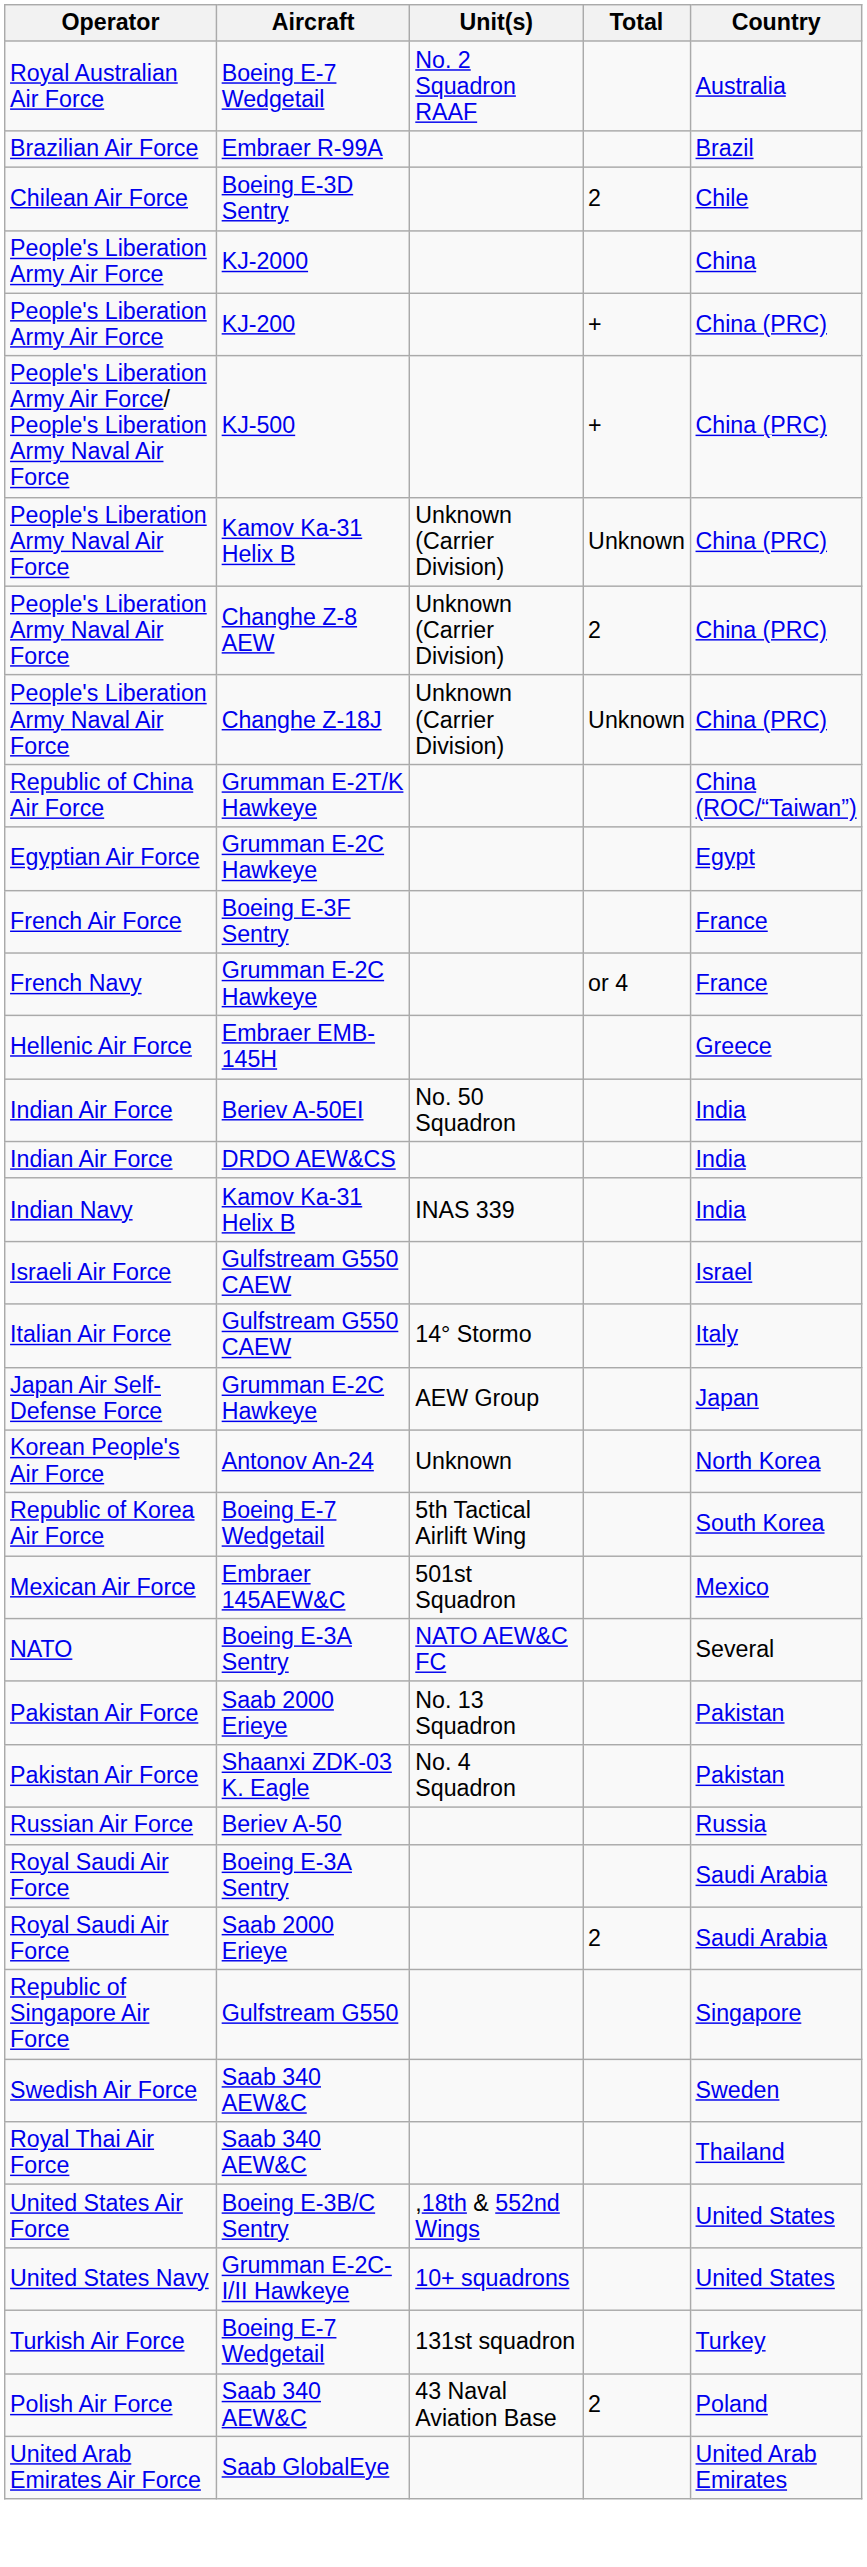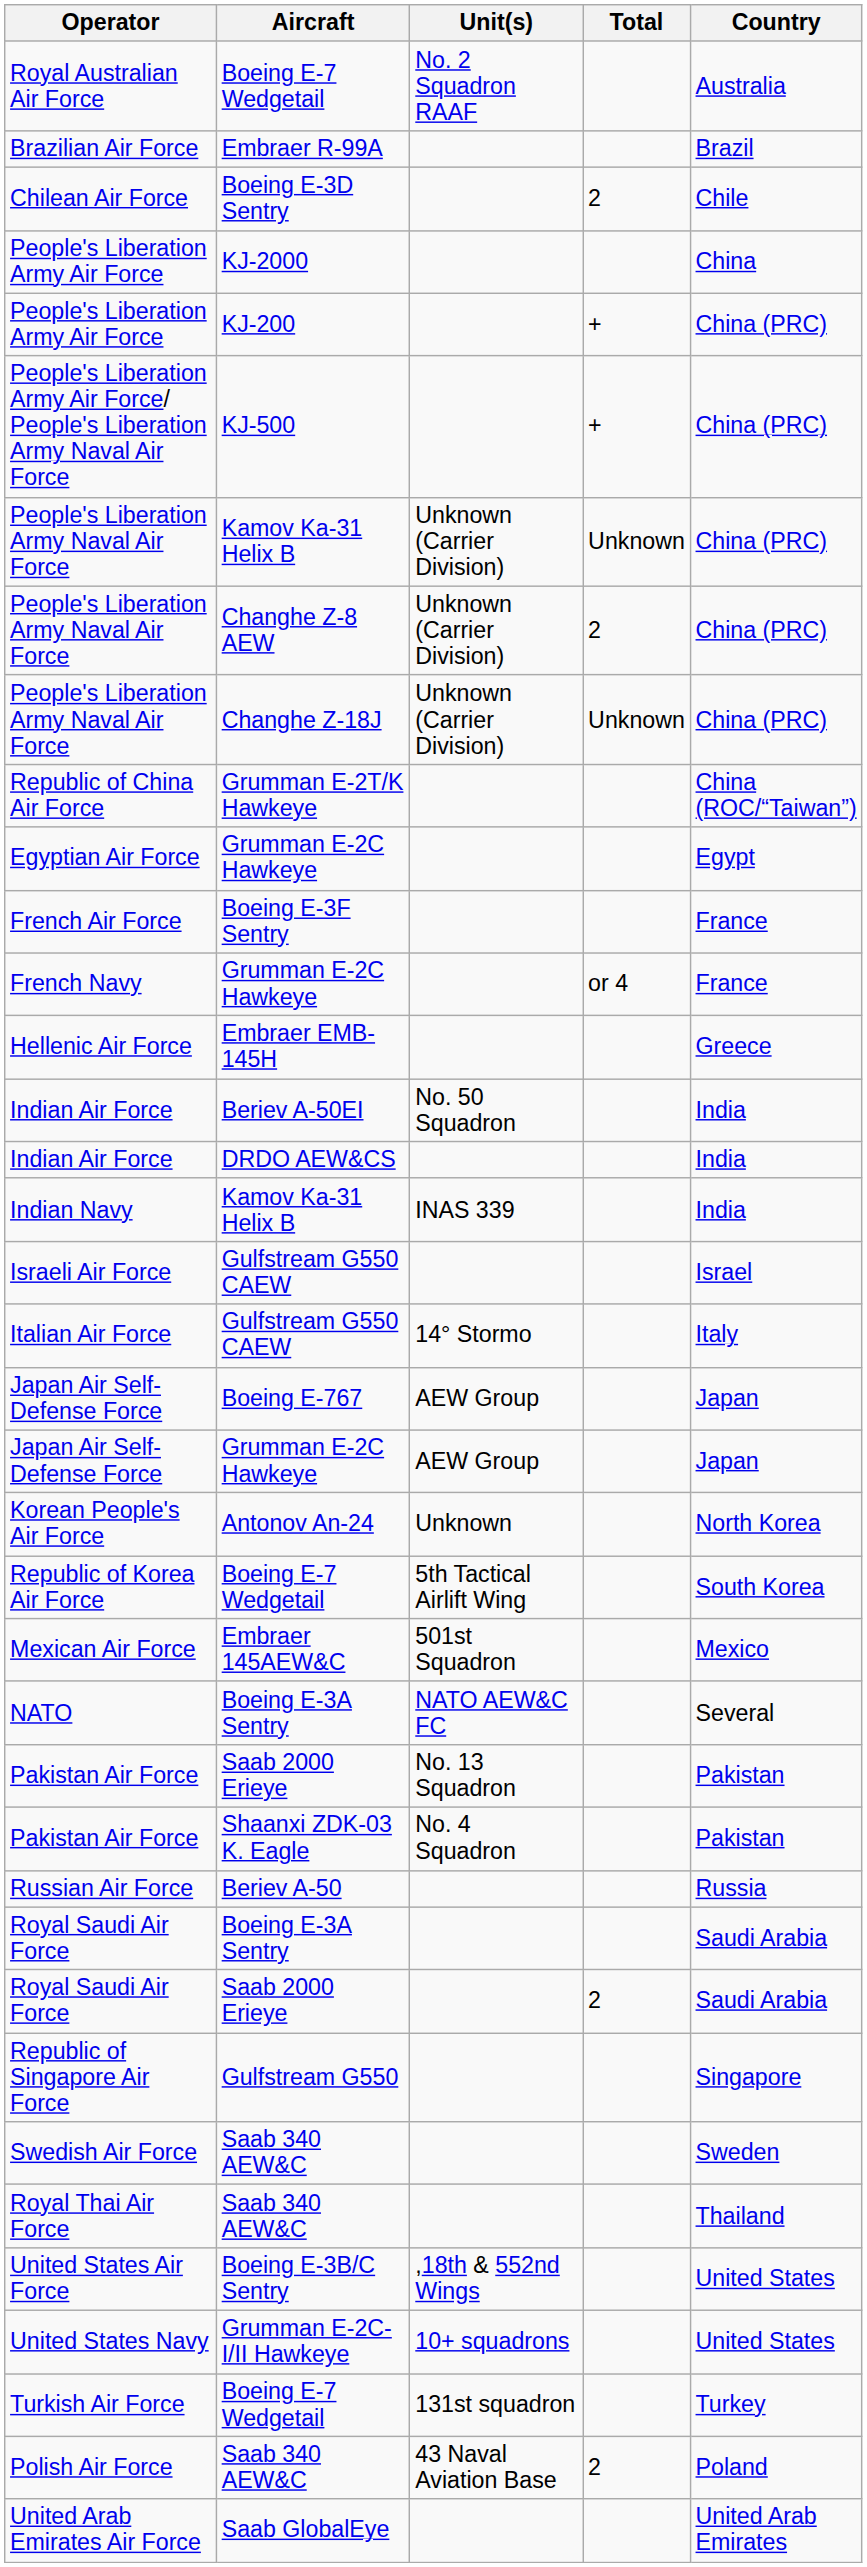+ row: (86, 1398)
